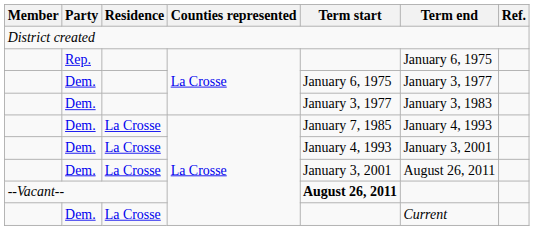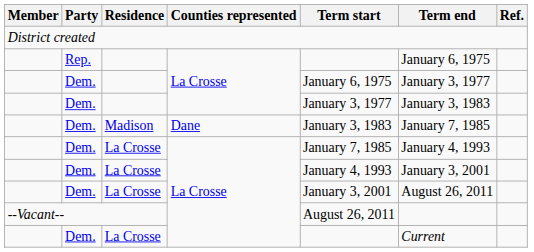+ row: (80, 125)
(350, 192) bold -> (349, 214) normal
